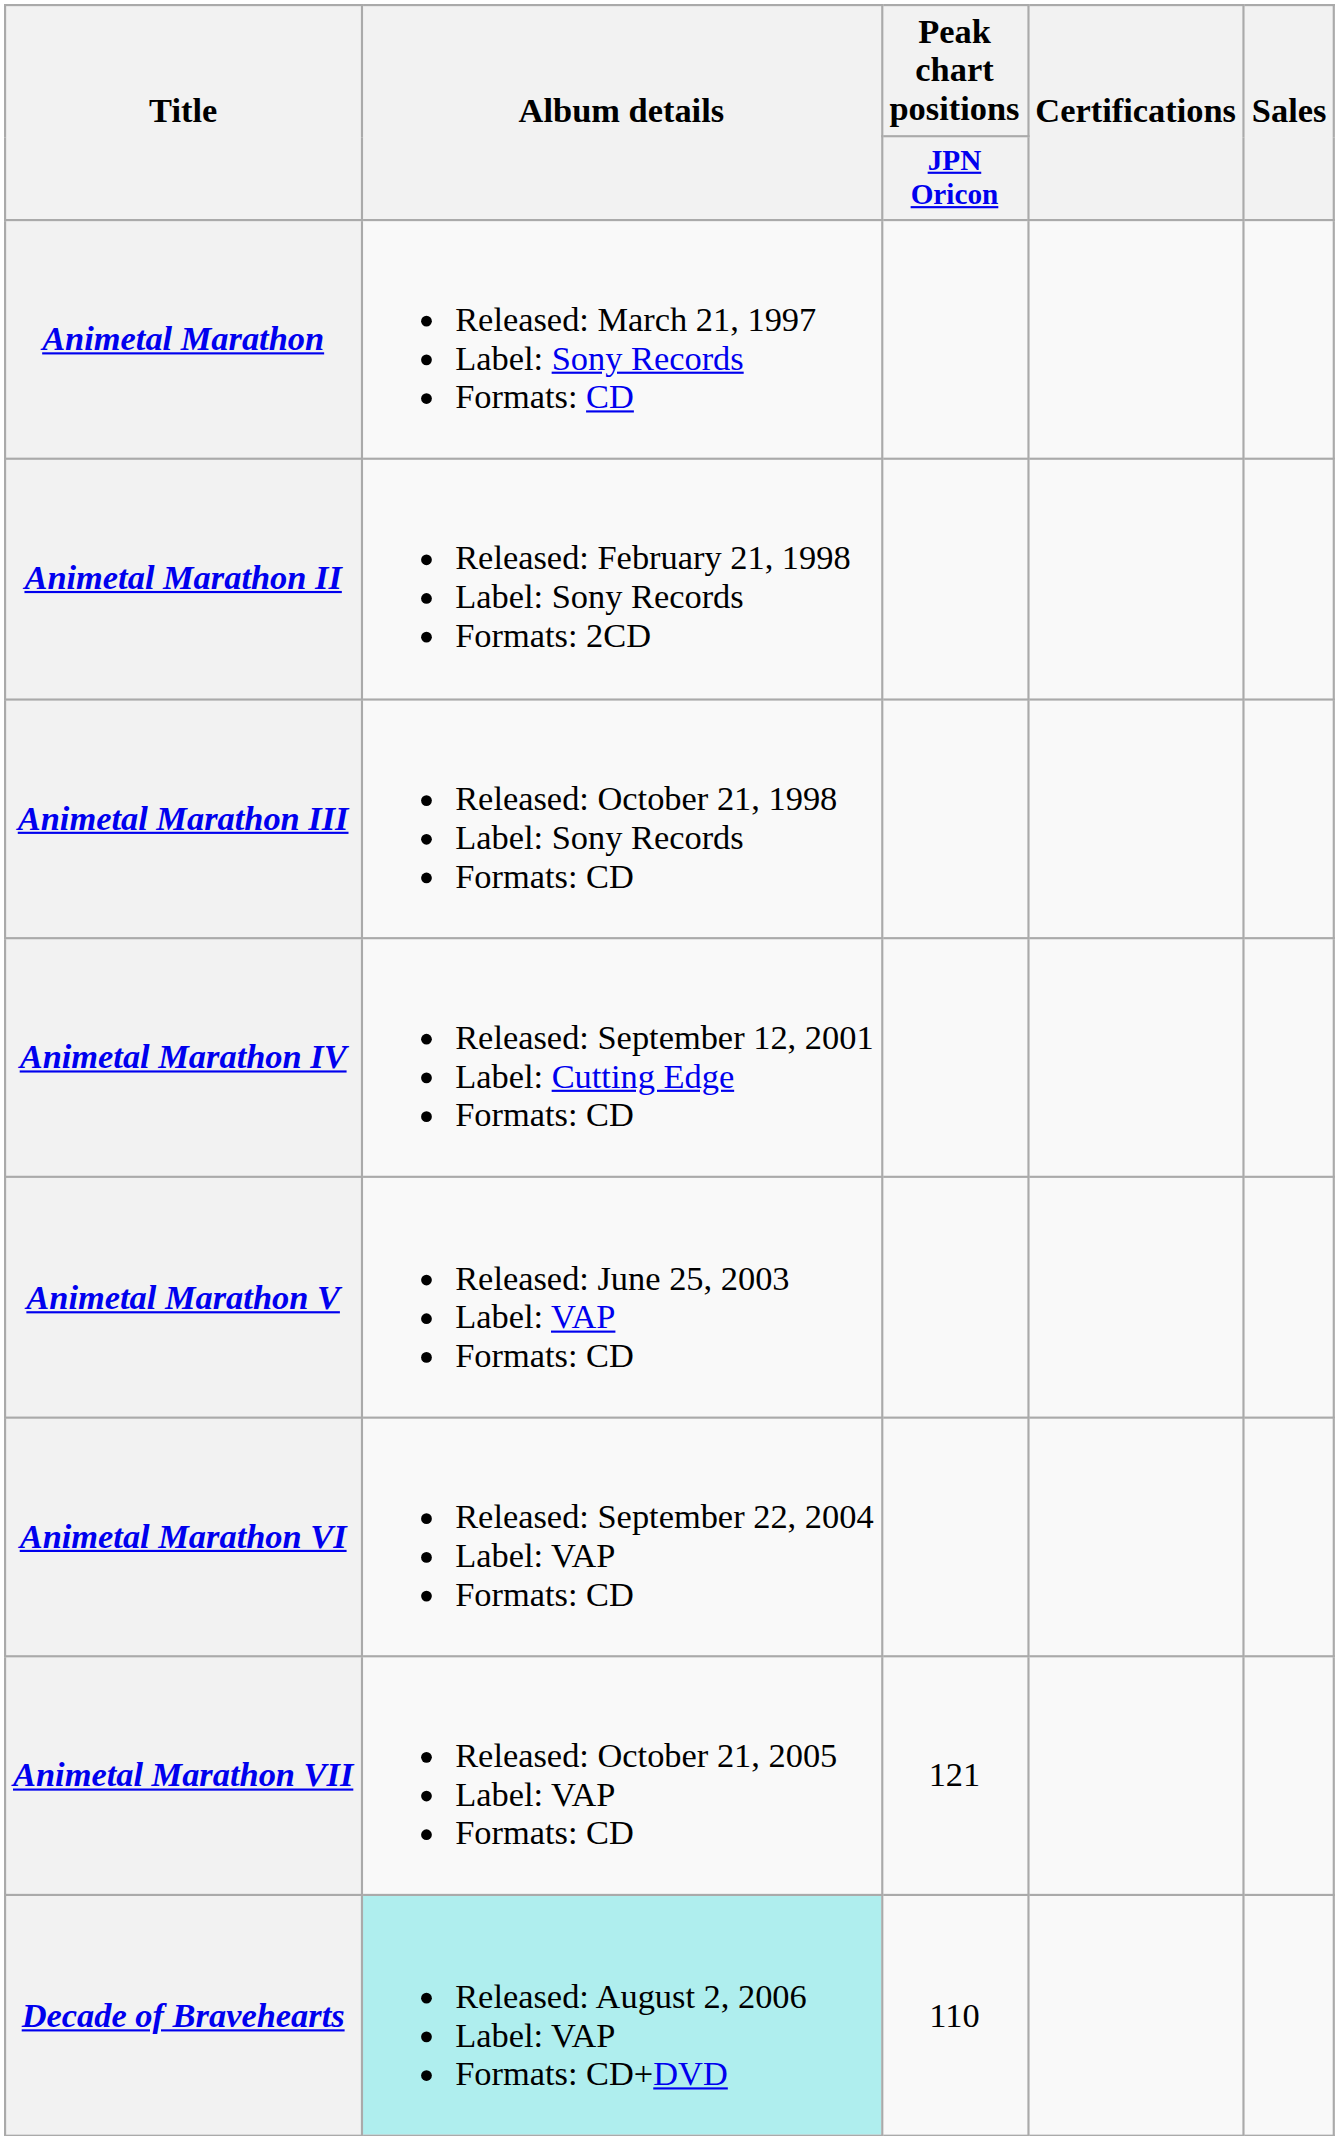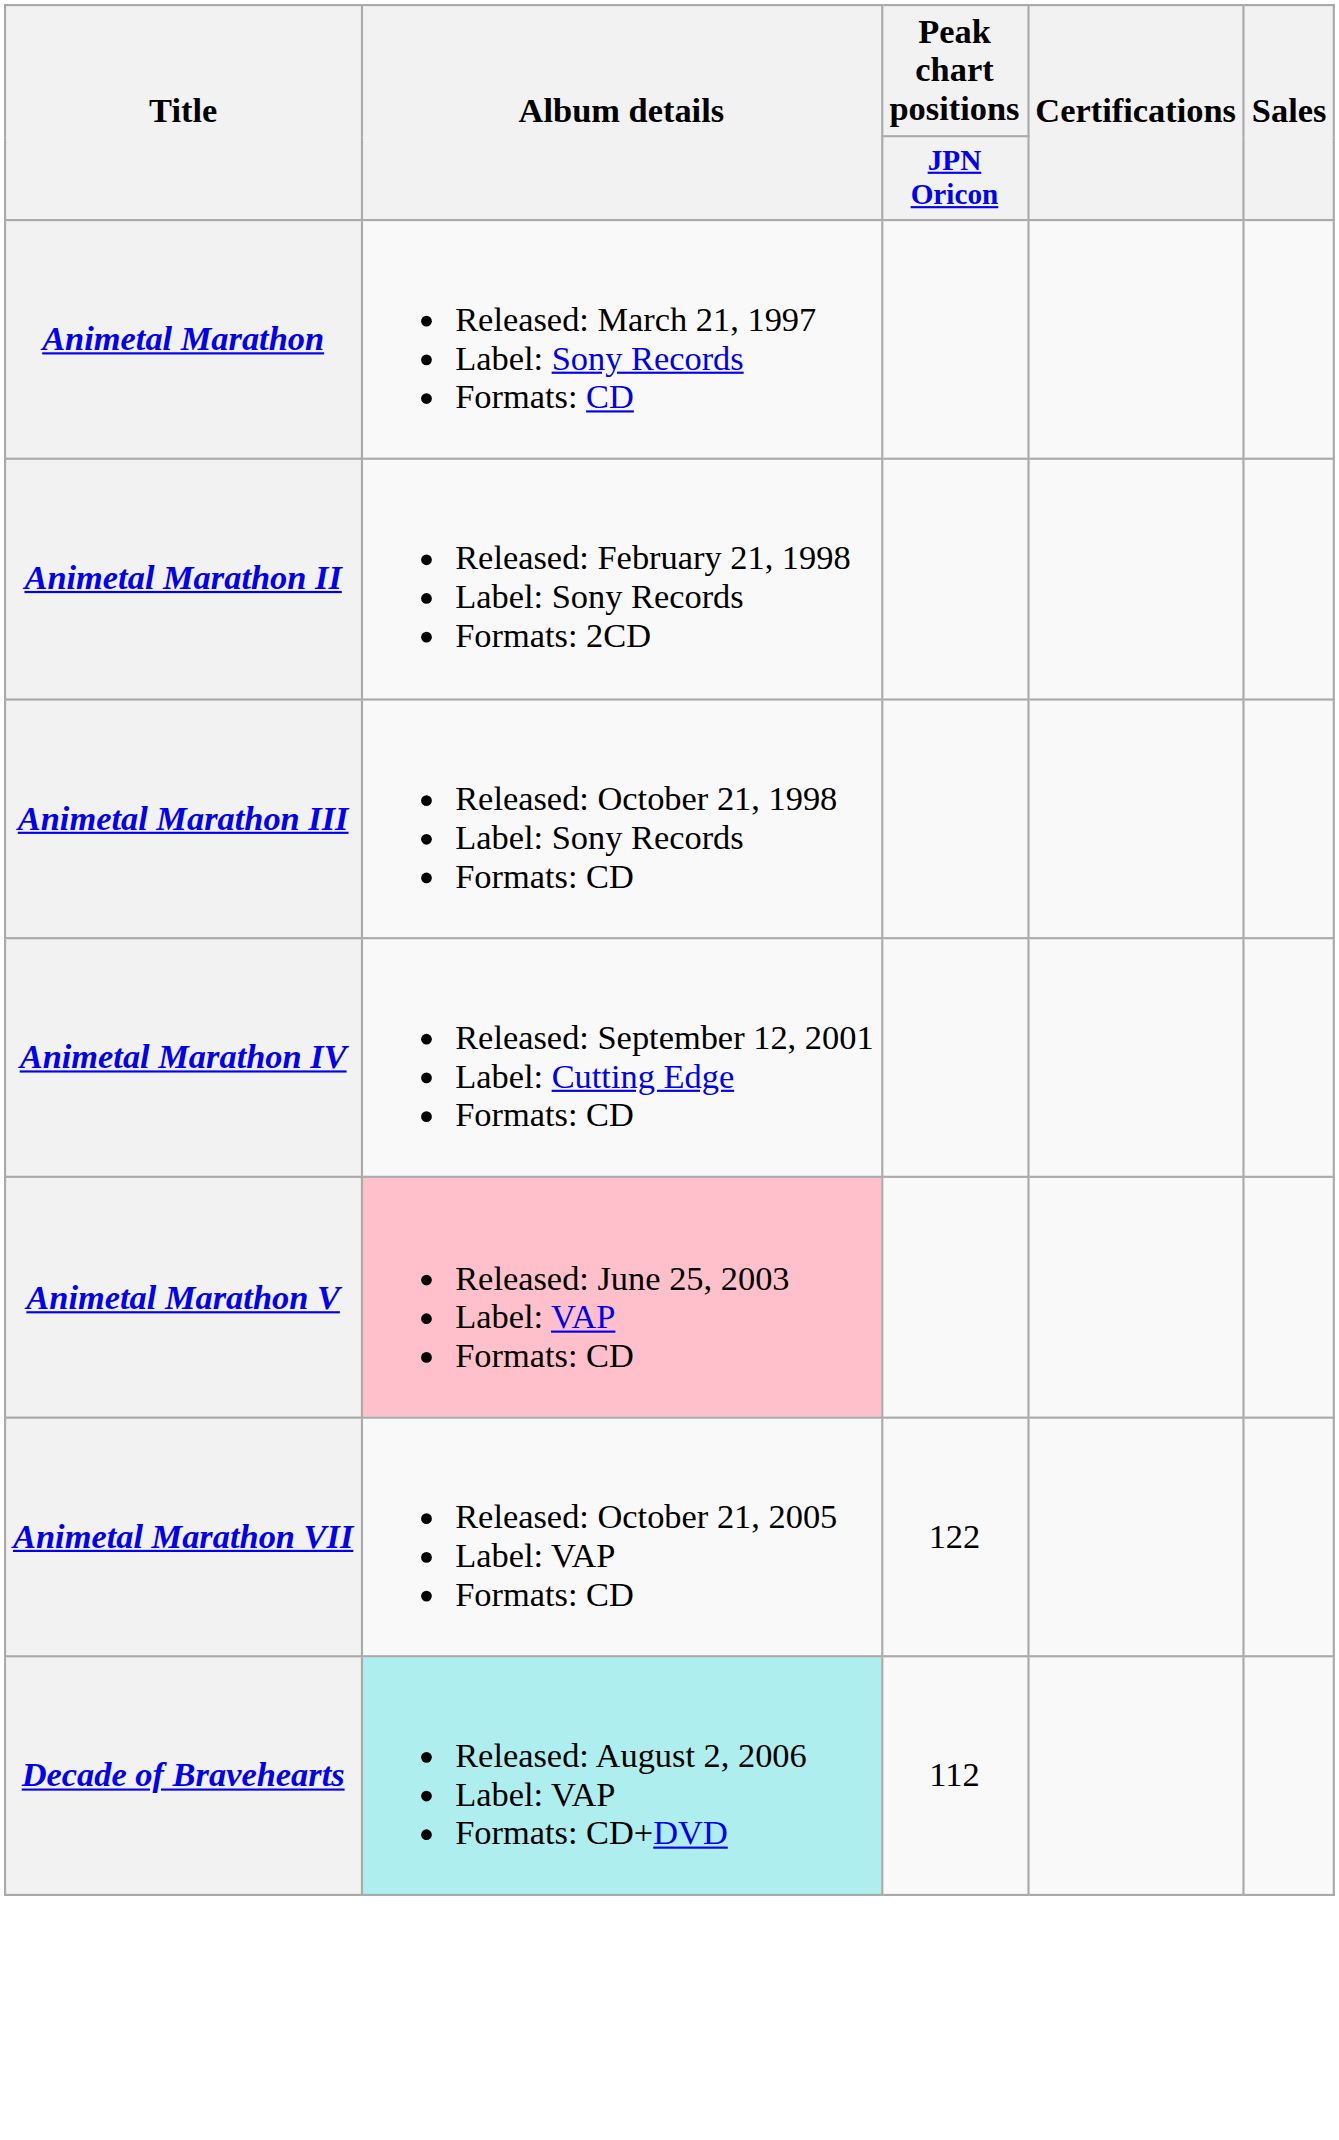(621, 1317) no background -> (621, 1317) pink background
- row: (183, 1536)
(954, 1775) 121 -> (954, 1536) 122
(954, 2015) 110 -> (954, 1775) 112
